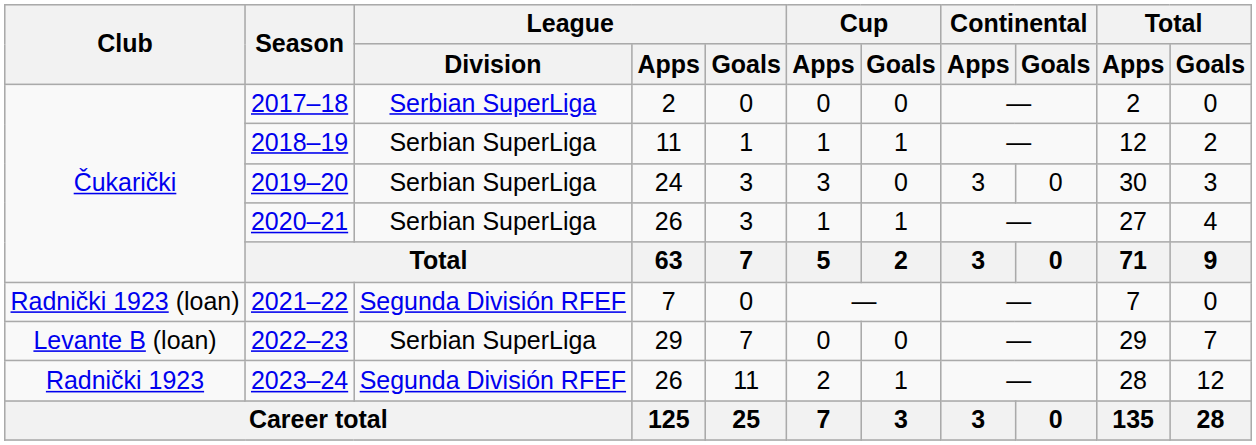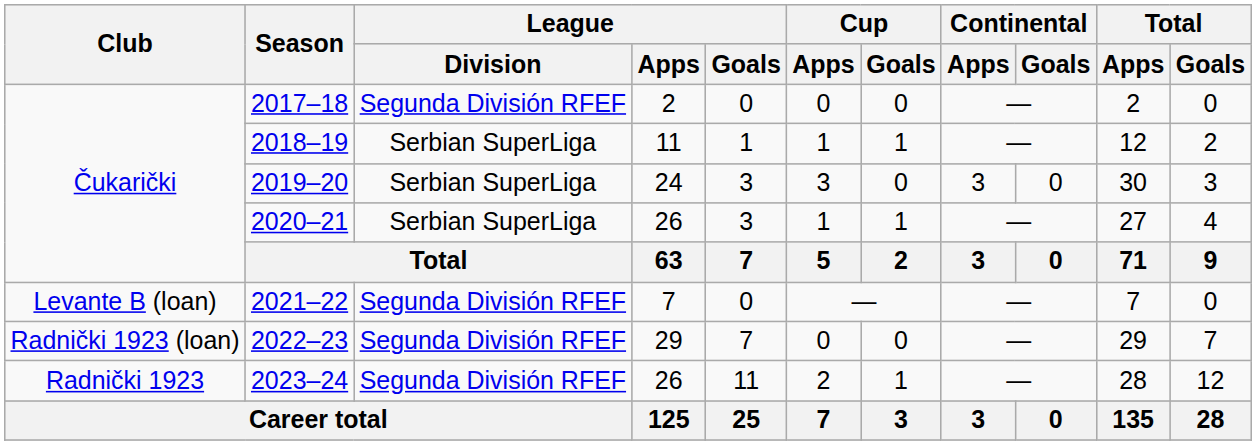(493, 103) Serbian SuperLiga -> (493, 103) Segunda División RFEF
(125, 301) Radnički 1923 (loan) -> (125, 301) Levante B (loan)
(125, 340) Levante B (loan) -> (125, 340) Radnički 1923 (loan)
(493, 340) Serbian SuperLiga -> (493, 340) Segunda División RFEF
